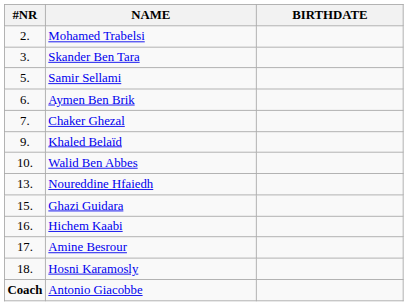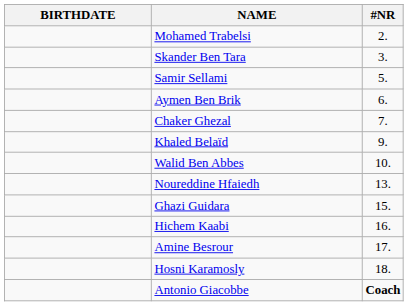columns swapped: (25, 15) <-> (330, 15)
